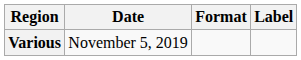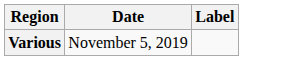- column: (221, 17)
